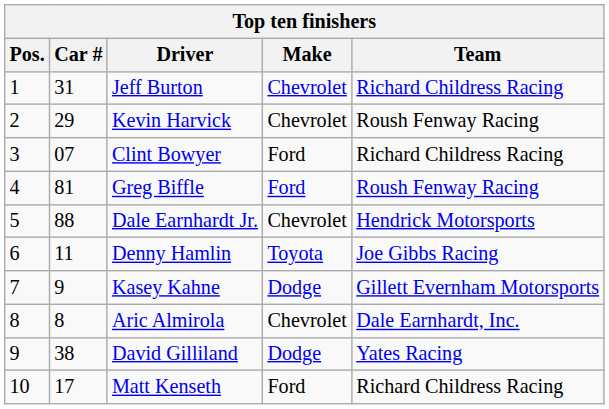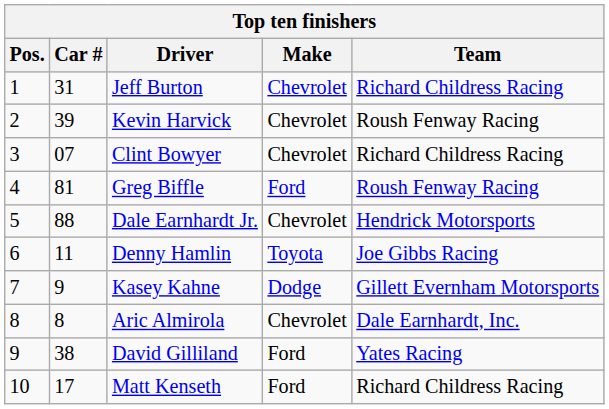(64, 121) 29 -> (64, 121) 39
(286, 154) Ford -> (307, 154) Chevrolet
(294, 354) Dodge -> (286, 354) Ford
